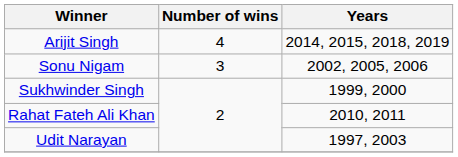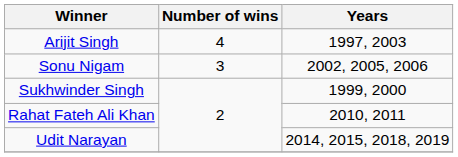(367, 41) 2014, 2015, 2018, 2019 -> (367, 41) 1997, 2003
(367, 139) 1997, 2003 -> (367, 139) 2014, 2015, 2018, 2019
